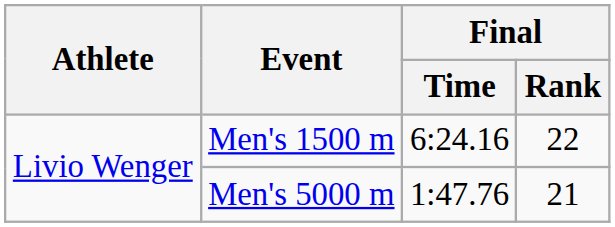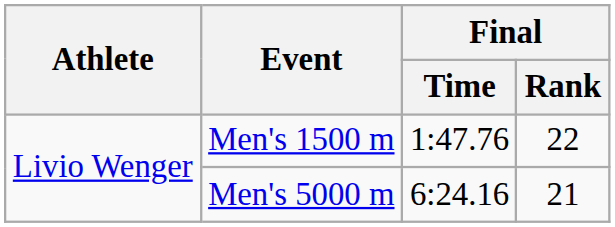(460, 140) 6:24.16 -> (460, 140) 1:47.76
(460, 194) 1:47.76 -> (460, 194) 6:24.16
